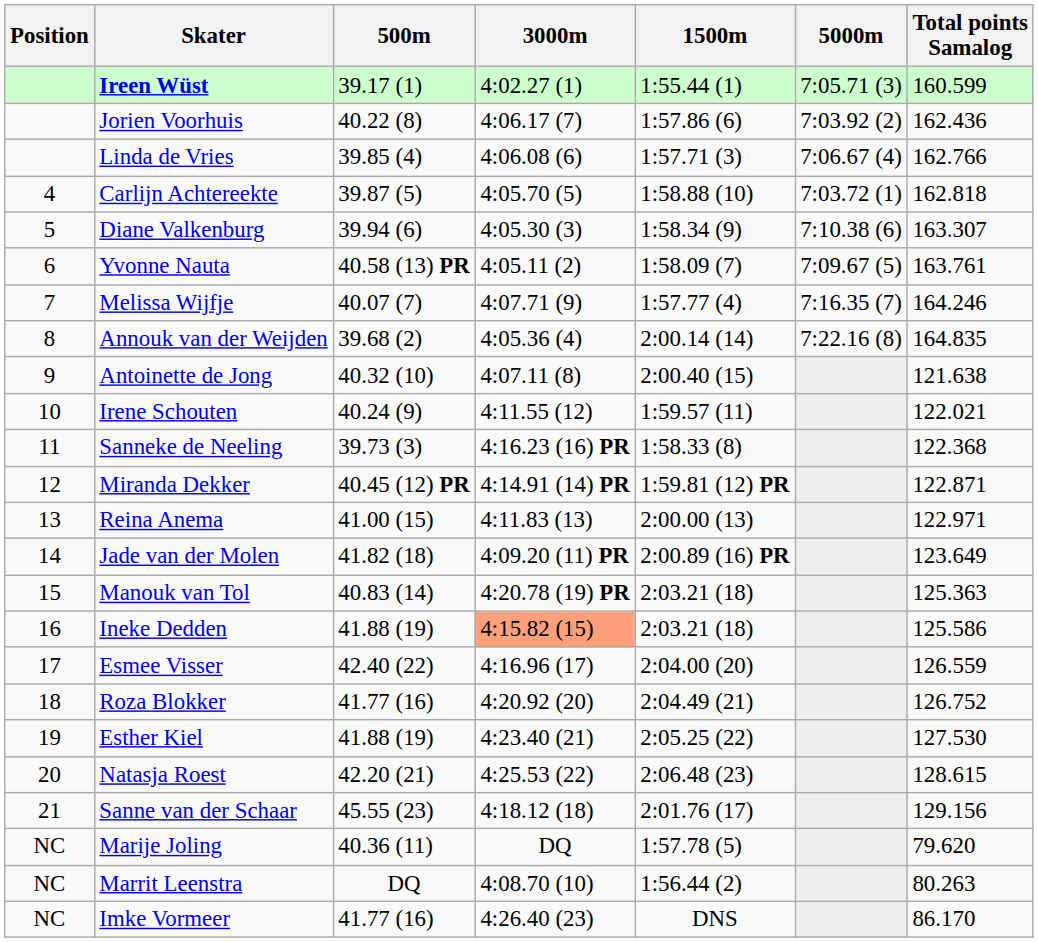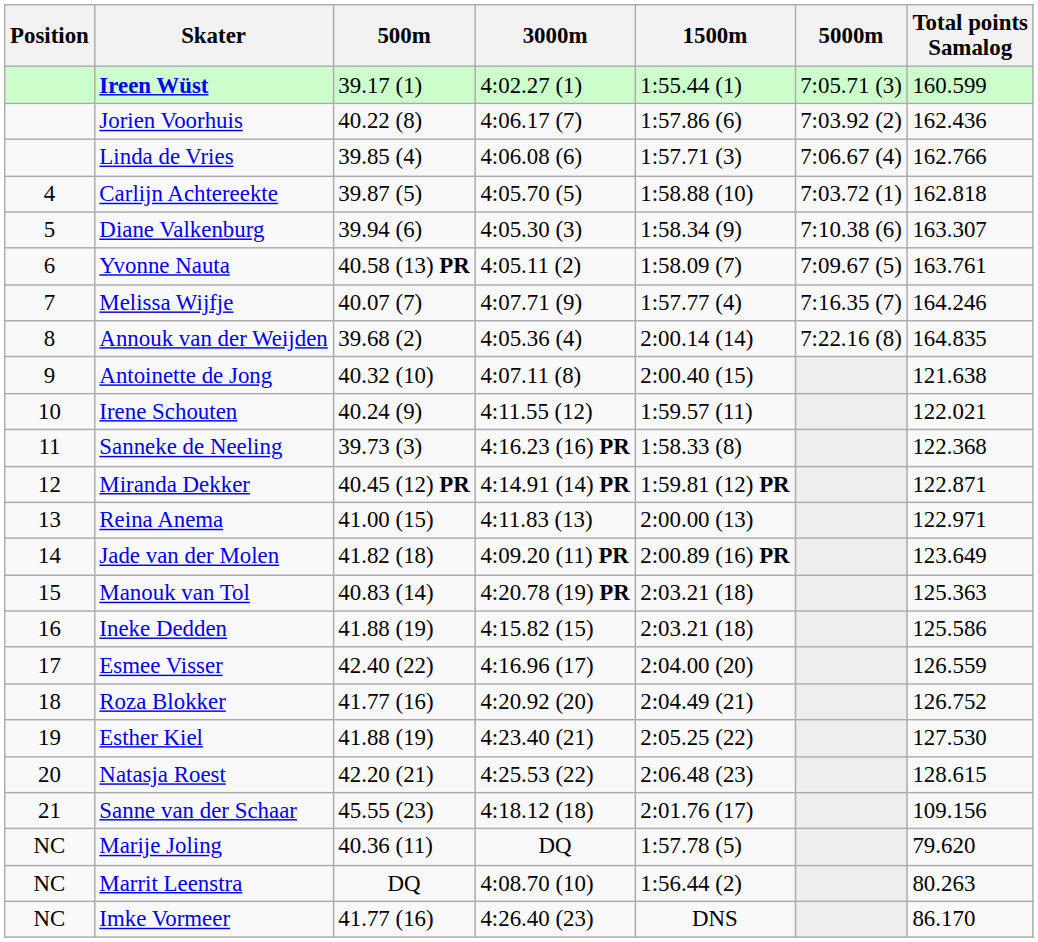(537, 628) lightsalmon background -> (537, 628) no background
(950, 810) 129.156 -> (950, 810) 109.156
